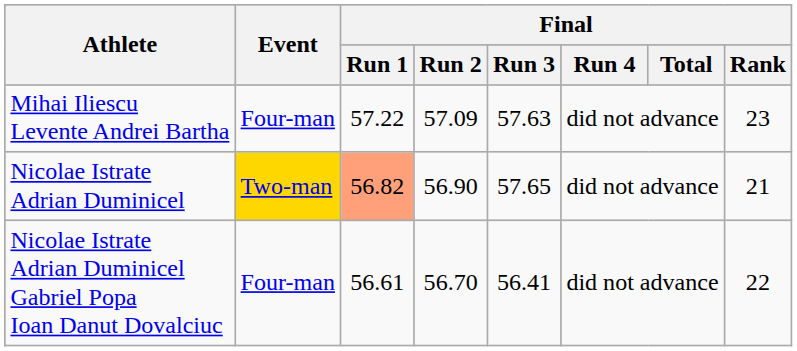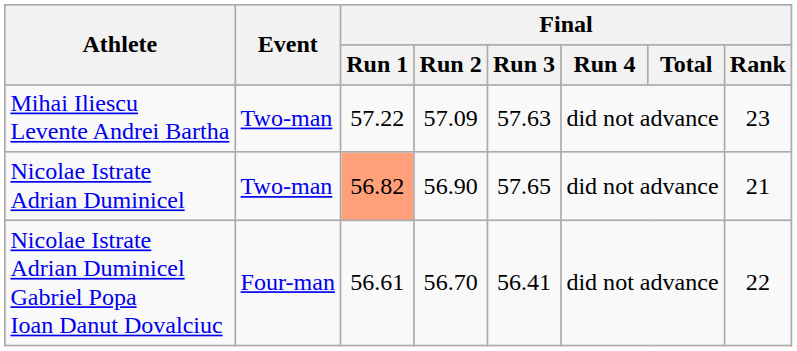(288, 118) Four-man -> (287, 118) Two-man
(287, 186) gold background -> (287, 186) no background
